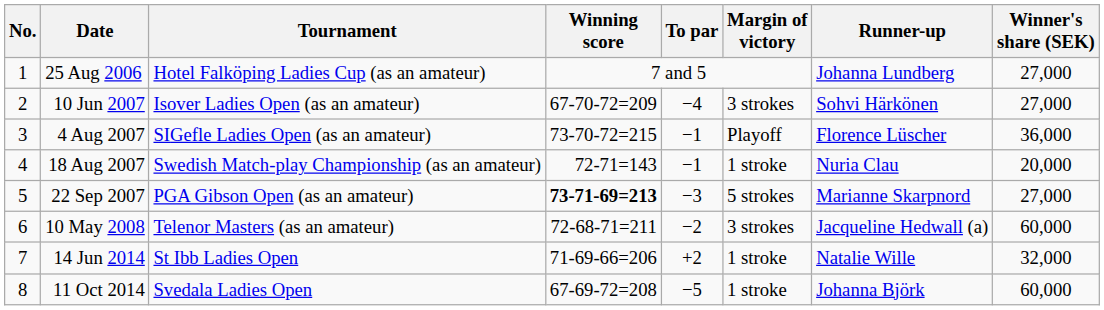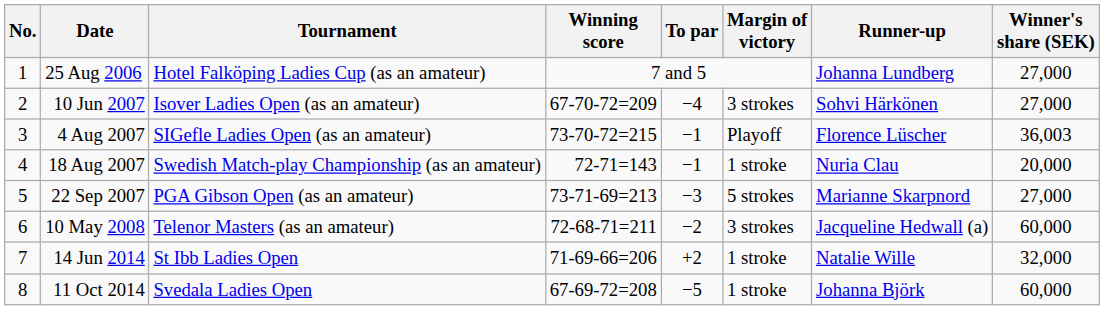(1046, 134) 36,000 -> (1046, 134) 36,003
(603, 196) bold -> (603, 196) normal
